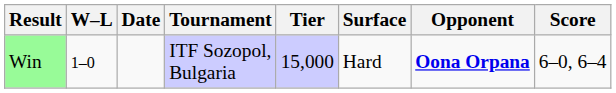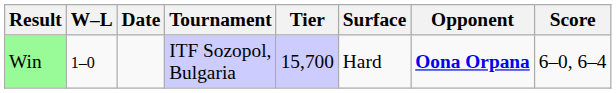(307, 61) 15,000 -> (307, 61) 15,700
